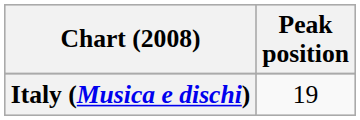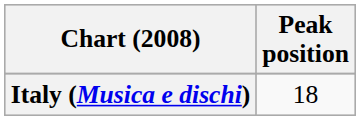(306, 94) 19 -> (306, 94) 18
